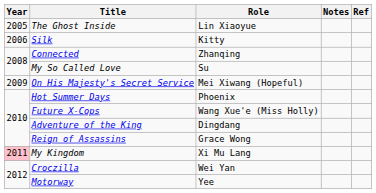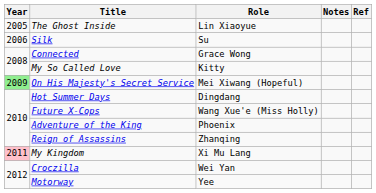(211, 40) Kitty -> (203, 40) Su
(219, 54) Zhanqing -> (224, 54) Grace Wong
(203, 68) Su -> (211, 68) Kitty
(17, 82) no background -> (17, 82) lightgreen background
(217, 97) Phoenix -> (219, 97) Dingdang
(219, 125) Dingdang -> (217, 125) Phoenix
(224, 139) Grace Wong -> (219, 139) Zhanqing
